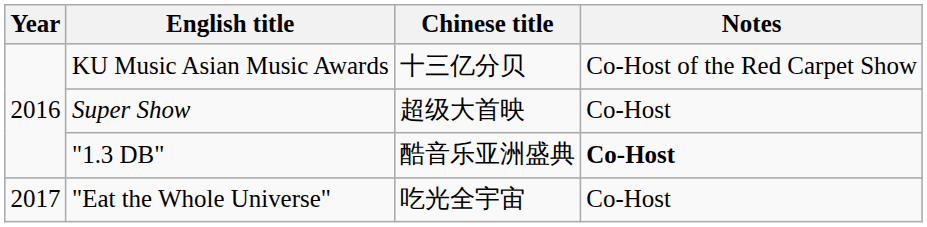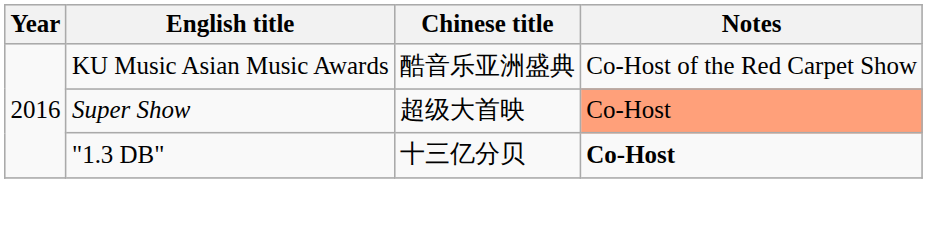(462, 65) 十三亿分贝 -> (487, 65) 酷音乐亚洲盛典
(629, 110) no background -> (629, 110) lightsalmon background
(487, 153) 酷音乐亚洲盛典 -> (462, 153) 十三亿分贝
- row: (201, 199)
